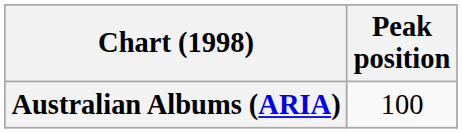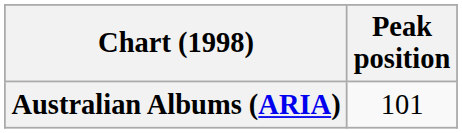(402, 104) 100 -> (402, 104) 101
